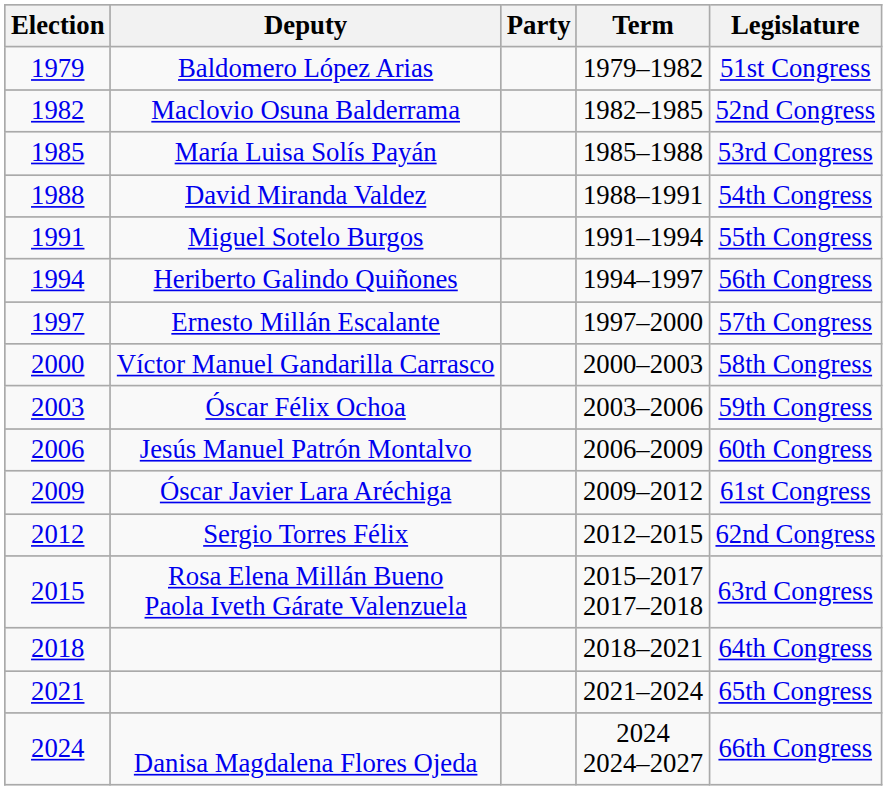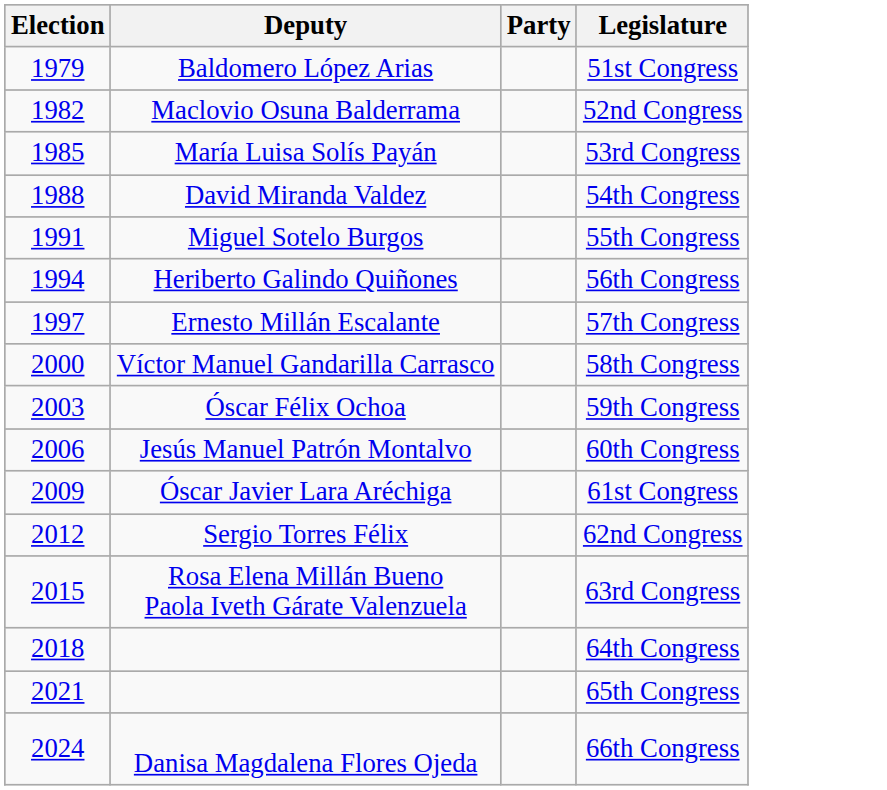- column: (643, 25)
